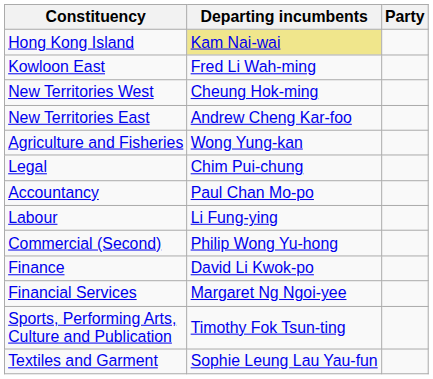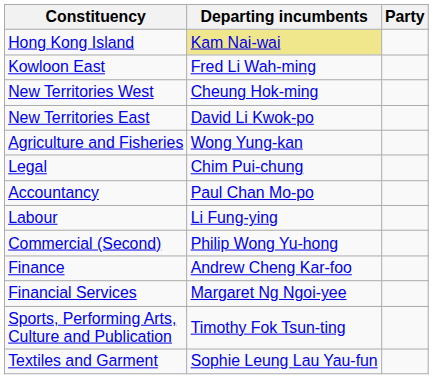(271, 117) Andrew Cheng Kar-foo -> (252, 117) David Li Kwok-po
(252, 268) David Li Kwok-po -> (271, 268) Andrew Cheng Kar-foo
